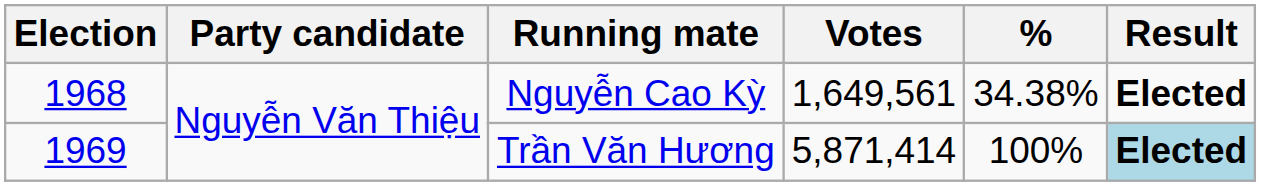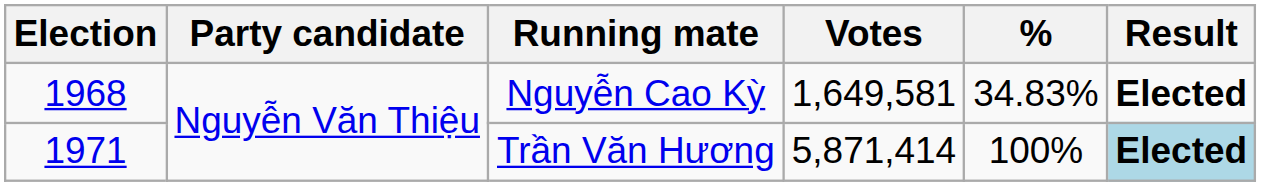(874, 92) 1,649,561 -> (874, 92) 1,649,581
(1036, 92) 34.38% -> (1036, 92) 34.83%
(86, 151) 1969 -> (86, 151) 1971
